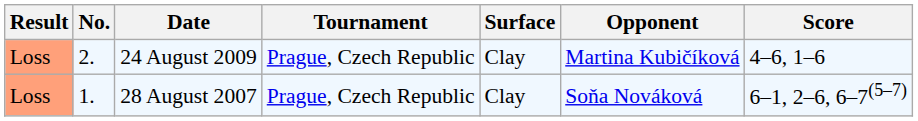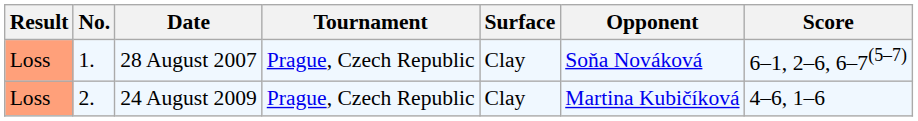rows swapped: (188, 94) <-> (188, 56)
